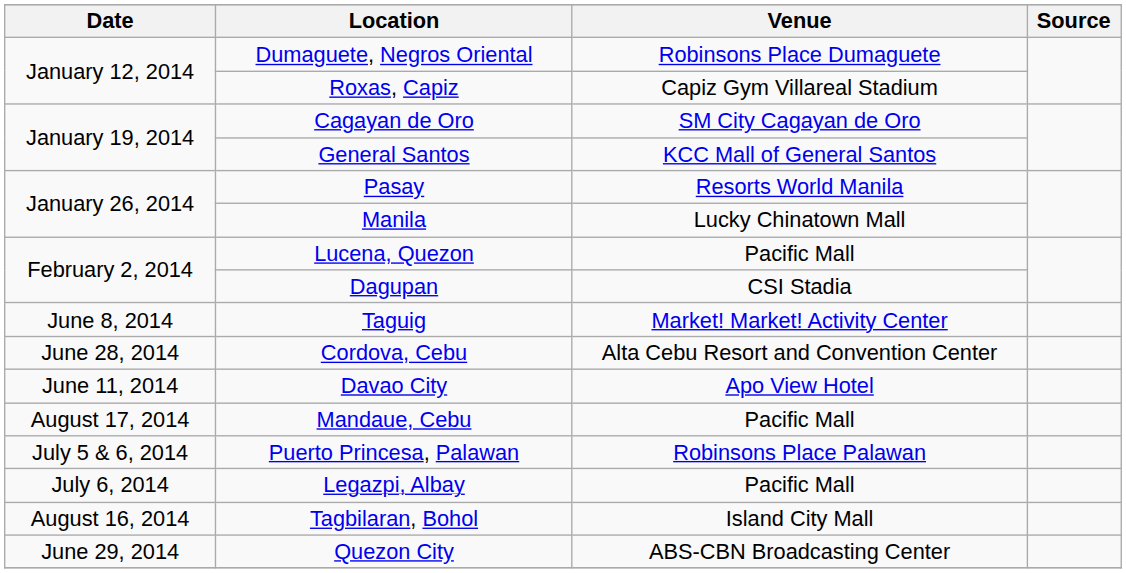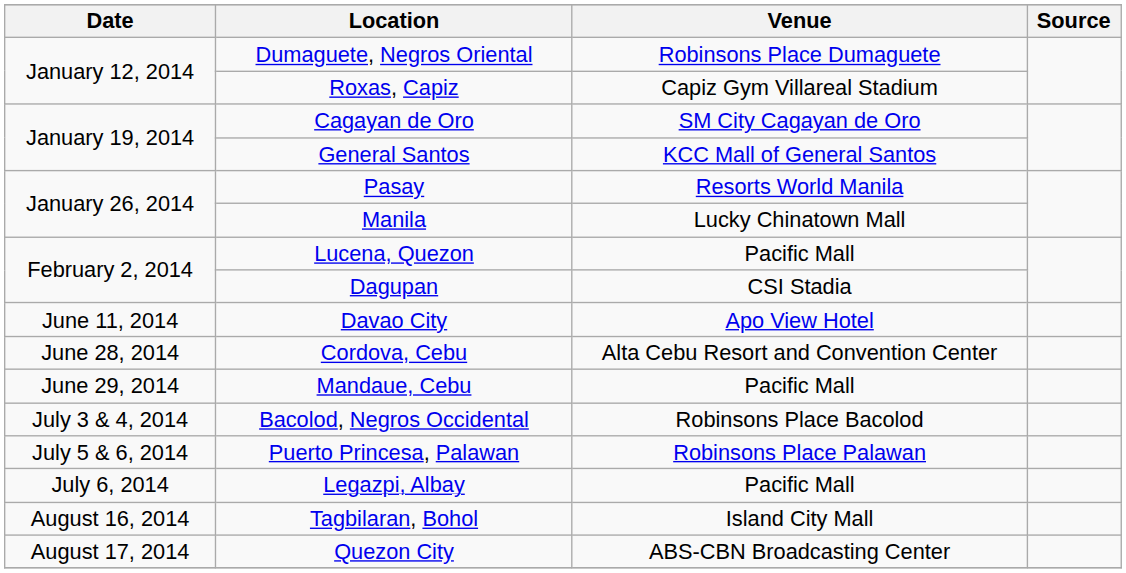- row: (394, 320)
rows swapped: (394, 386) <-> (394, 353)
(110, 419) August 17, 2014 -> (110, 386) June 29, 2014
+ row: (394, 419)
(110, 552) June 29, 2014 -> (110, 552) August 17, 2014
